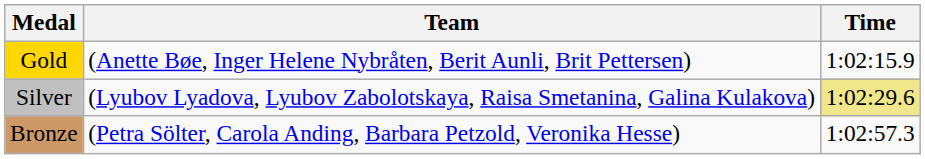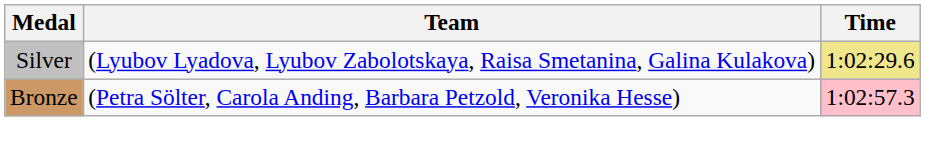- row: (44, 60)
(870, 134) no background -> (870, 97) pink background
